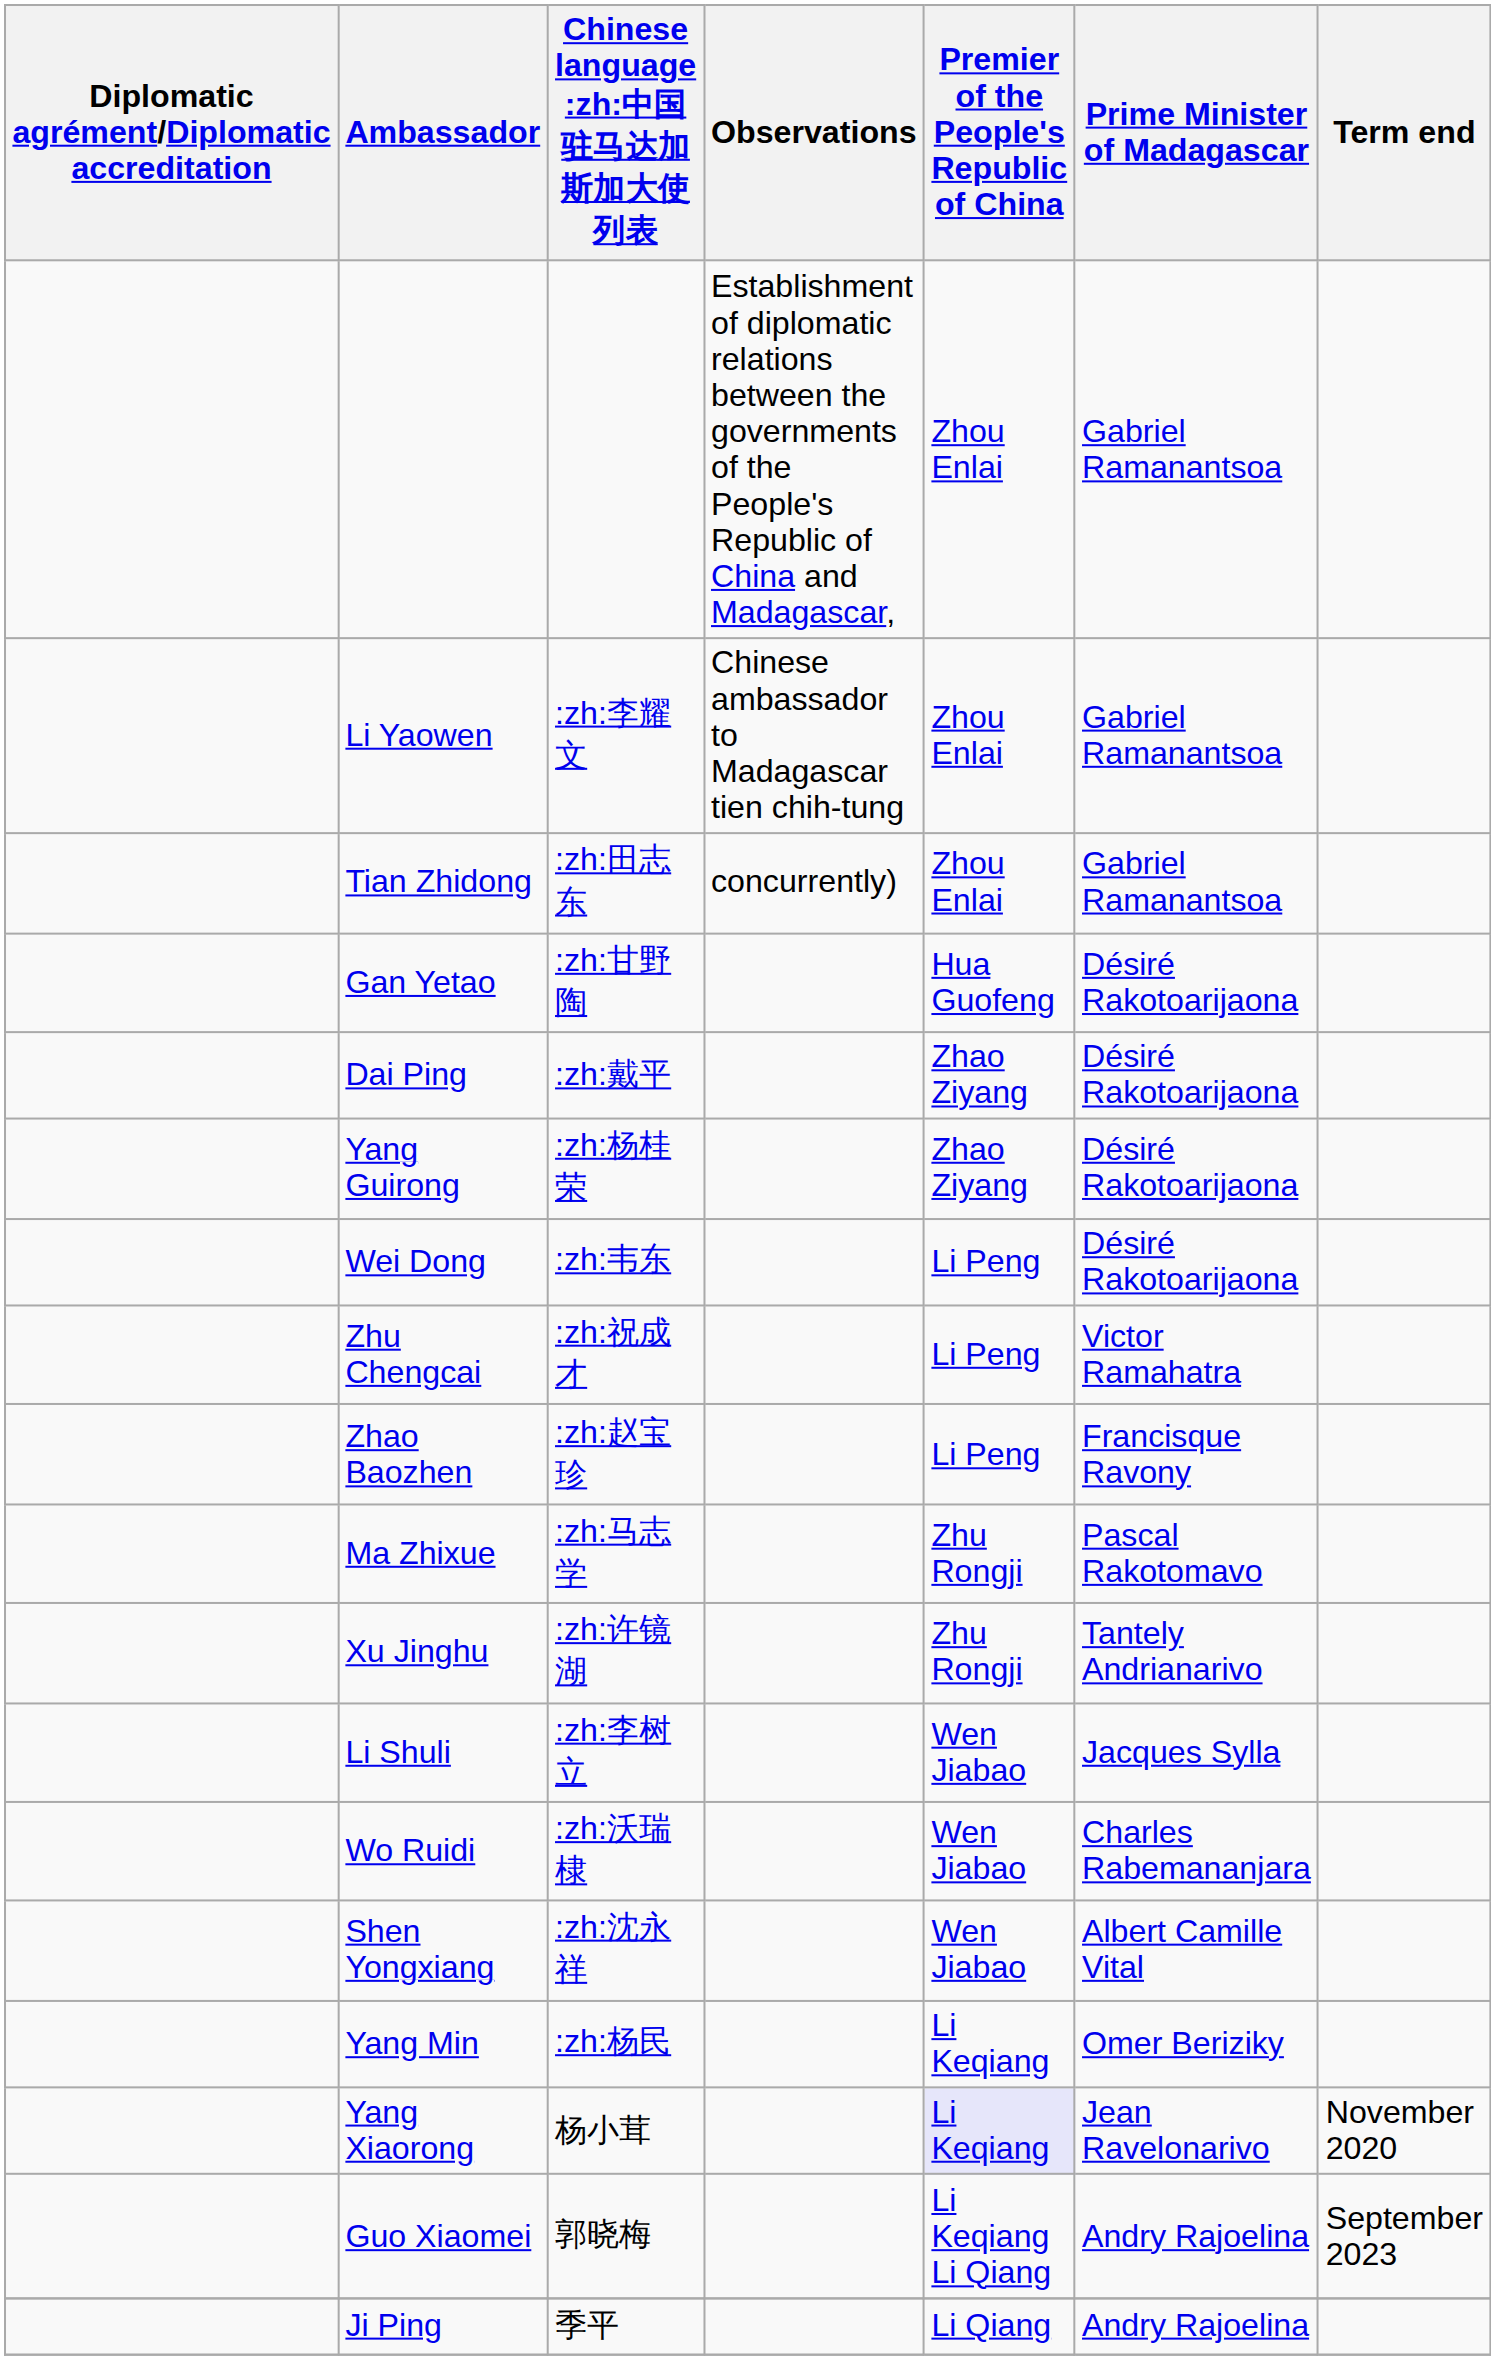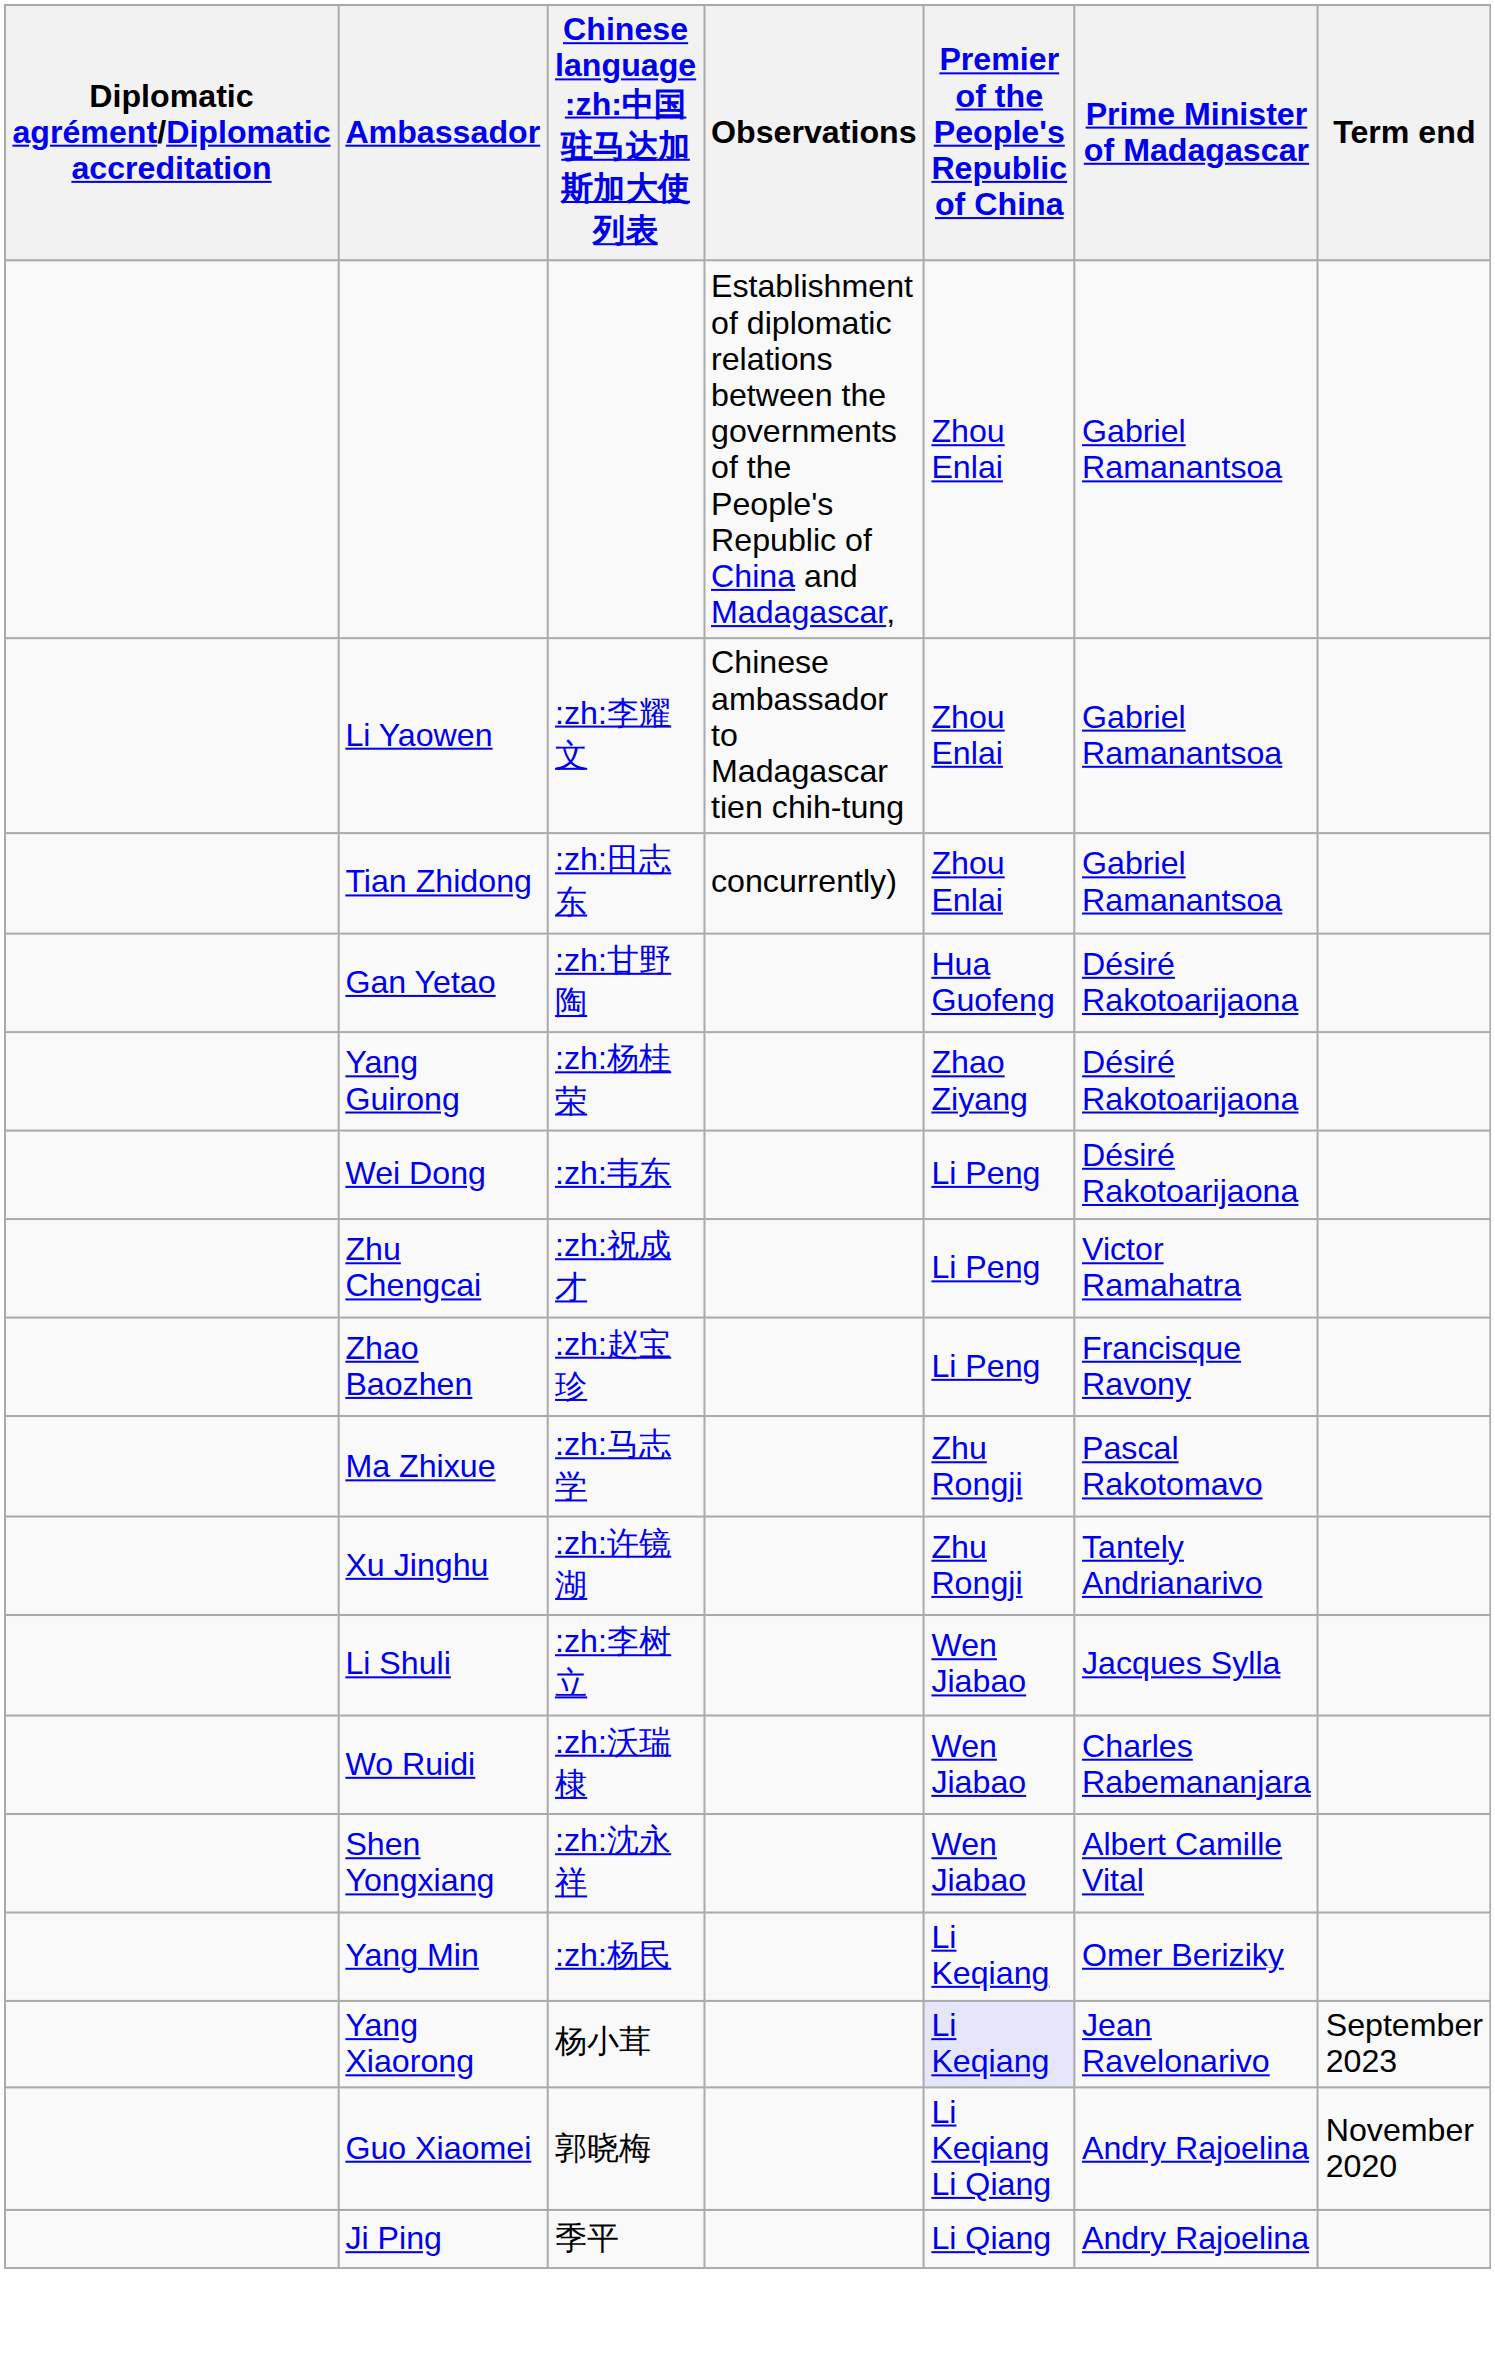- row: (406, 1074)
(1400, 2130) November 2020 -> (1404, 2043) September 2023
(1404, 2235) September 2023 -> (1400, 2148) November 2020
